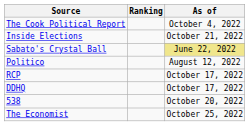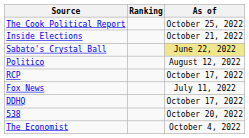(205, 24) October 4, 2022 -> (205, 24) October 25, 2022
+ row: (25, 88)
(205, 114) October 25, 2022 -> (205, 127) October 4, 2022
